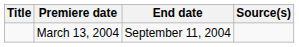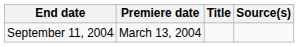columns swapped: (19, 13) <-> (178, 13)
